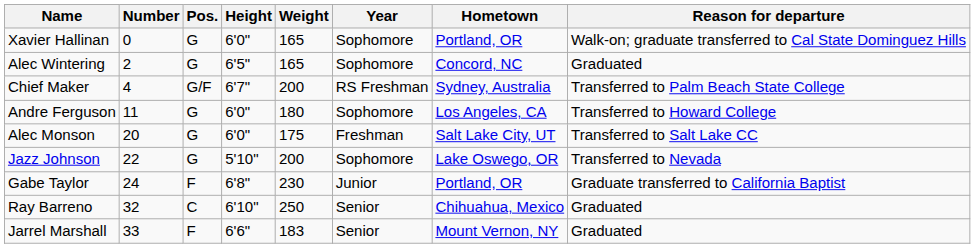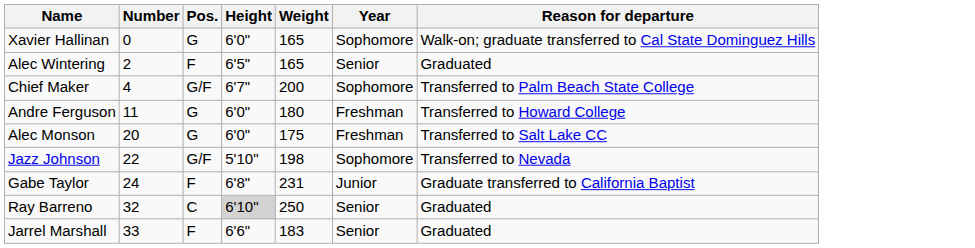- column: (500, 16)
(192, 64) G -> (191, 64) F
(375, 64) Sophomore -> (357, 64) Senior
(382, 87) RS Freshman -> (375, 87) Sophomore
(375, 111) Sophomore -> (370, 111) Freshman
(192, 159) G -> (199, 159) G/F
(291, 159) 200 -> (291, 159) 198
(291, 183) 230 -> (291, 183) 231
(242, 207) no background -> (242, 207) lightgrey background
